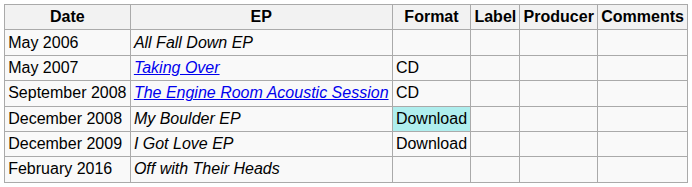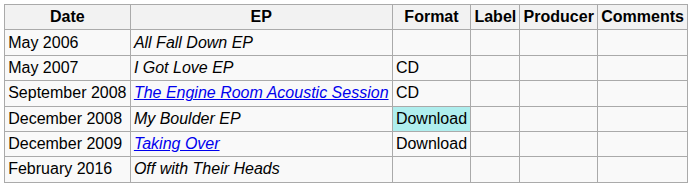(177, 67) Taking Over -> (184, 67) I Got Love EP
(184, 144) I Got Love EP -> (177, 144) Taking Over
